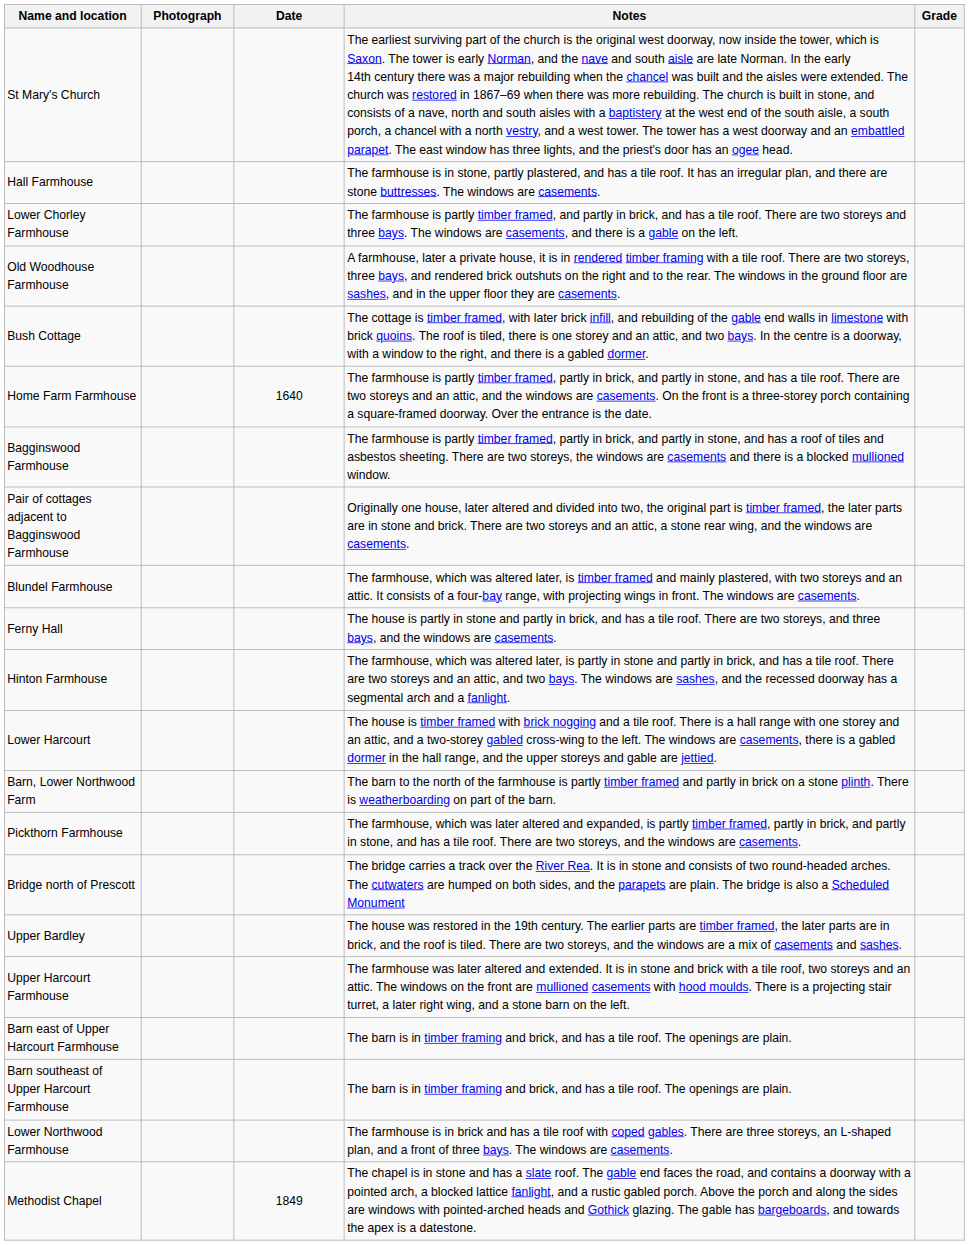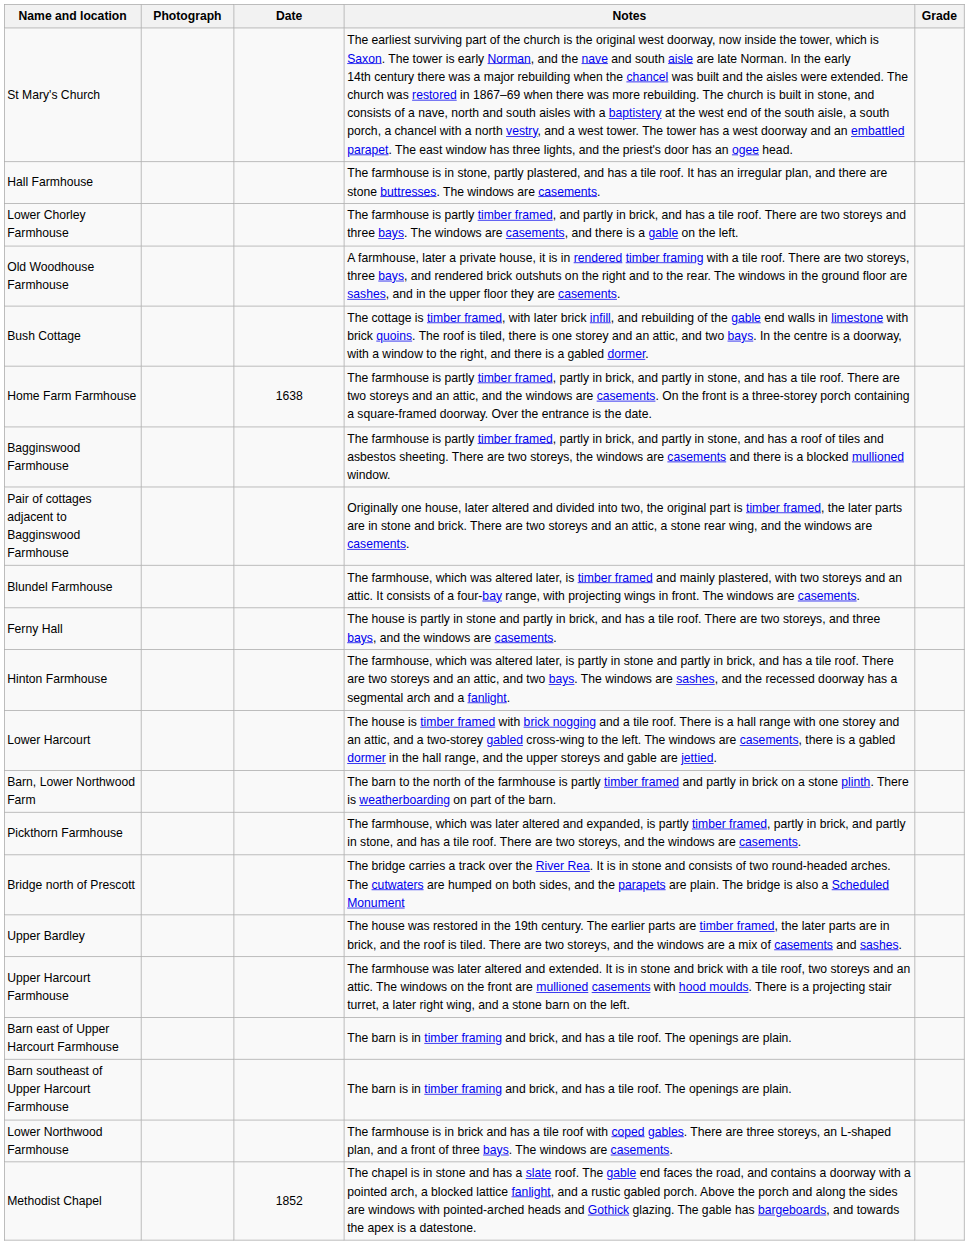(289, 396) 1640 -> (289, 396) 1638
(289, 1201) 1849 -> (289, 1201) 1852
